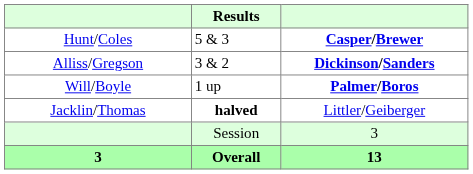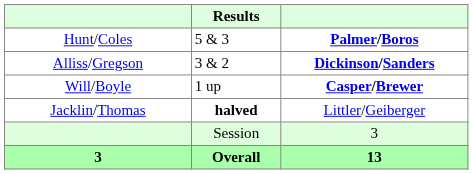(374, 39) Casper/Brewer -> (374, 39) Palmer/Boros
(374, 86) Palmer/Boros -> (374, 86) Casper/Brewer
